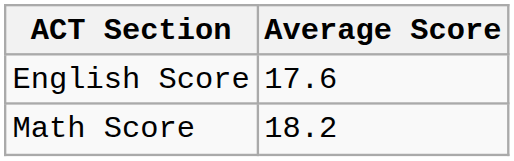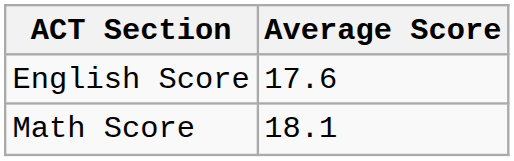(301, 129) 18.2 -> (301, 129) 18.1
